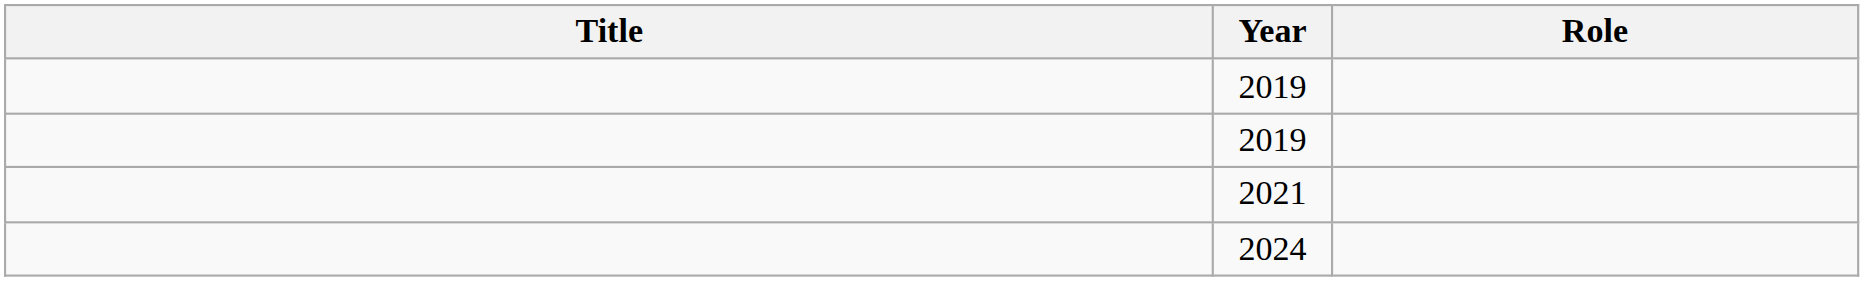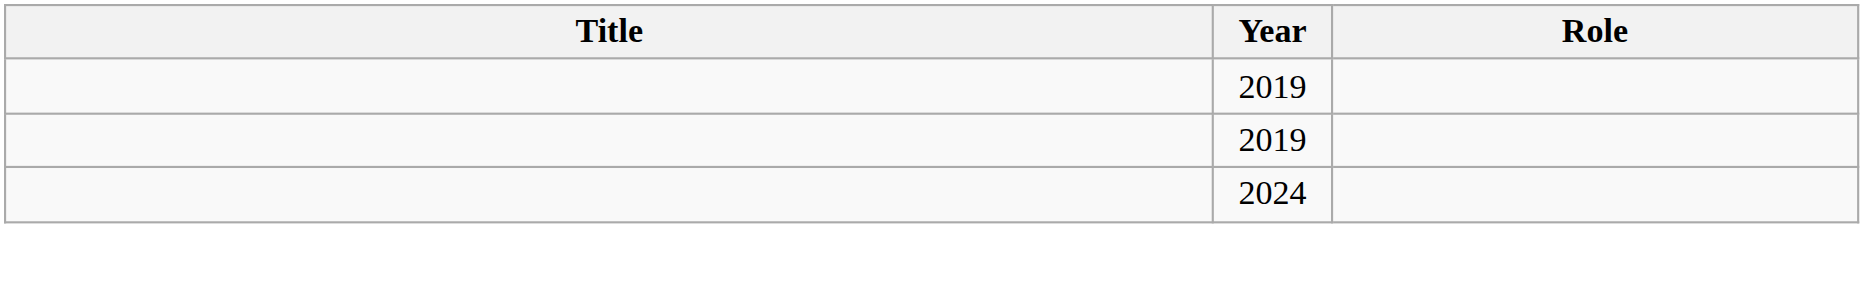- row: (609, 194)
